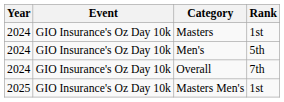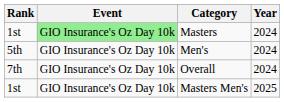columns swapped: (19, 13) <-> (263, 13)
(103, 32) no background -> (107, 32) lightgreen background
